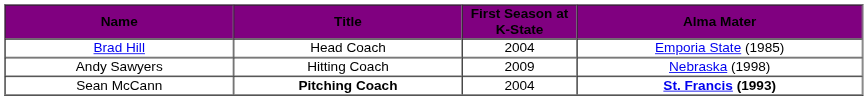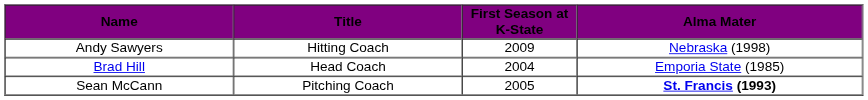rows swapped: (119, 48) <-> (119, 66)
(348, 85) bold -> (348, 85) normal
(520, 85) 2004 -> (520, 85) 2005
